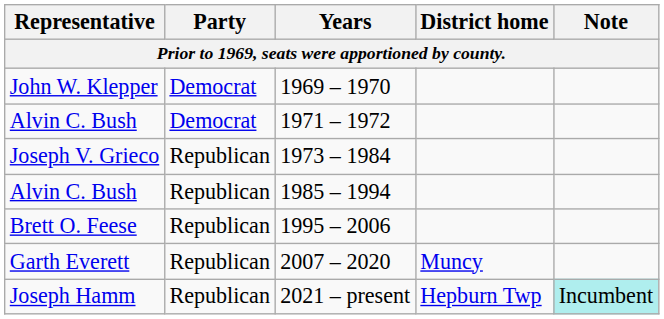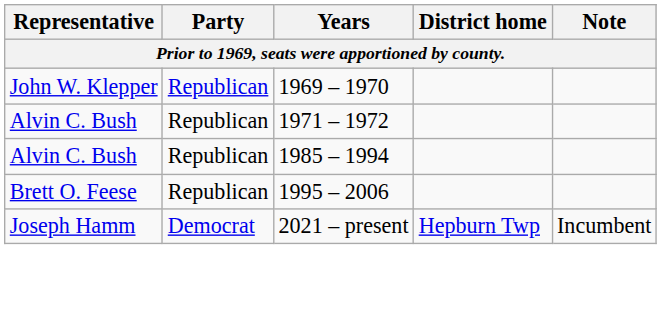(213, 86) Democrat -> (218, 86) Republican
(213, 121) Democrat -> (218, 121) Republican
- row: (335, 156)
- row: (335, 261)
(220, 296) Republican -> (211, 226) Democrat
(606, 296) paleturquoise background -> (604, 226) no background
